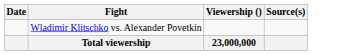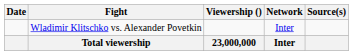+ column: (285, 12)
